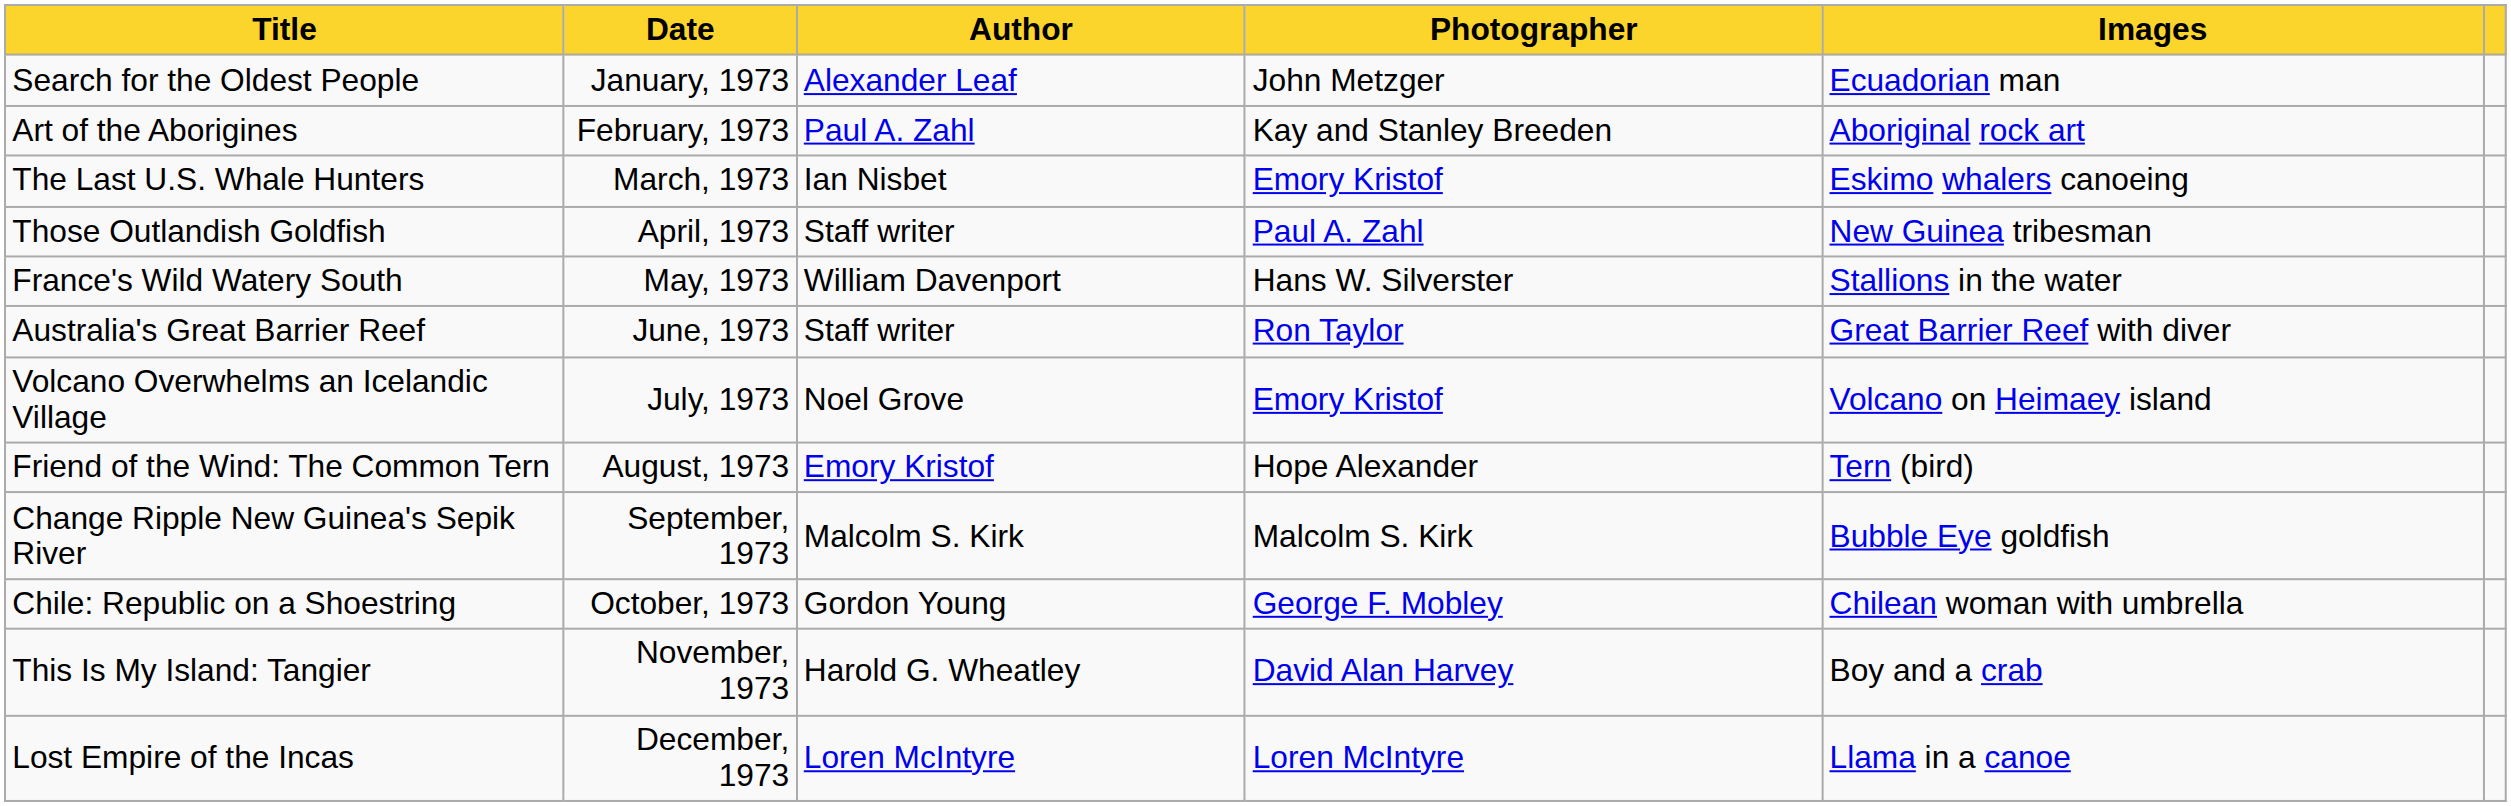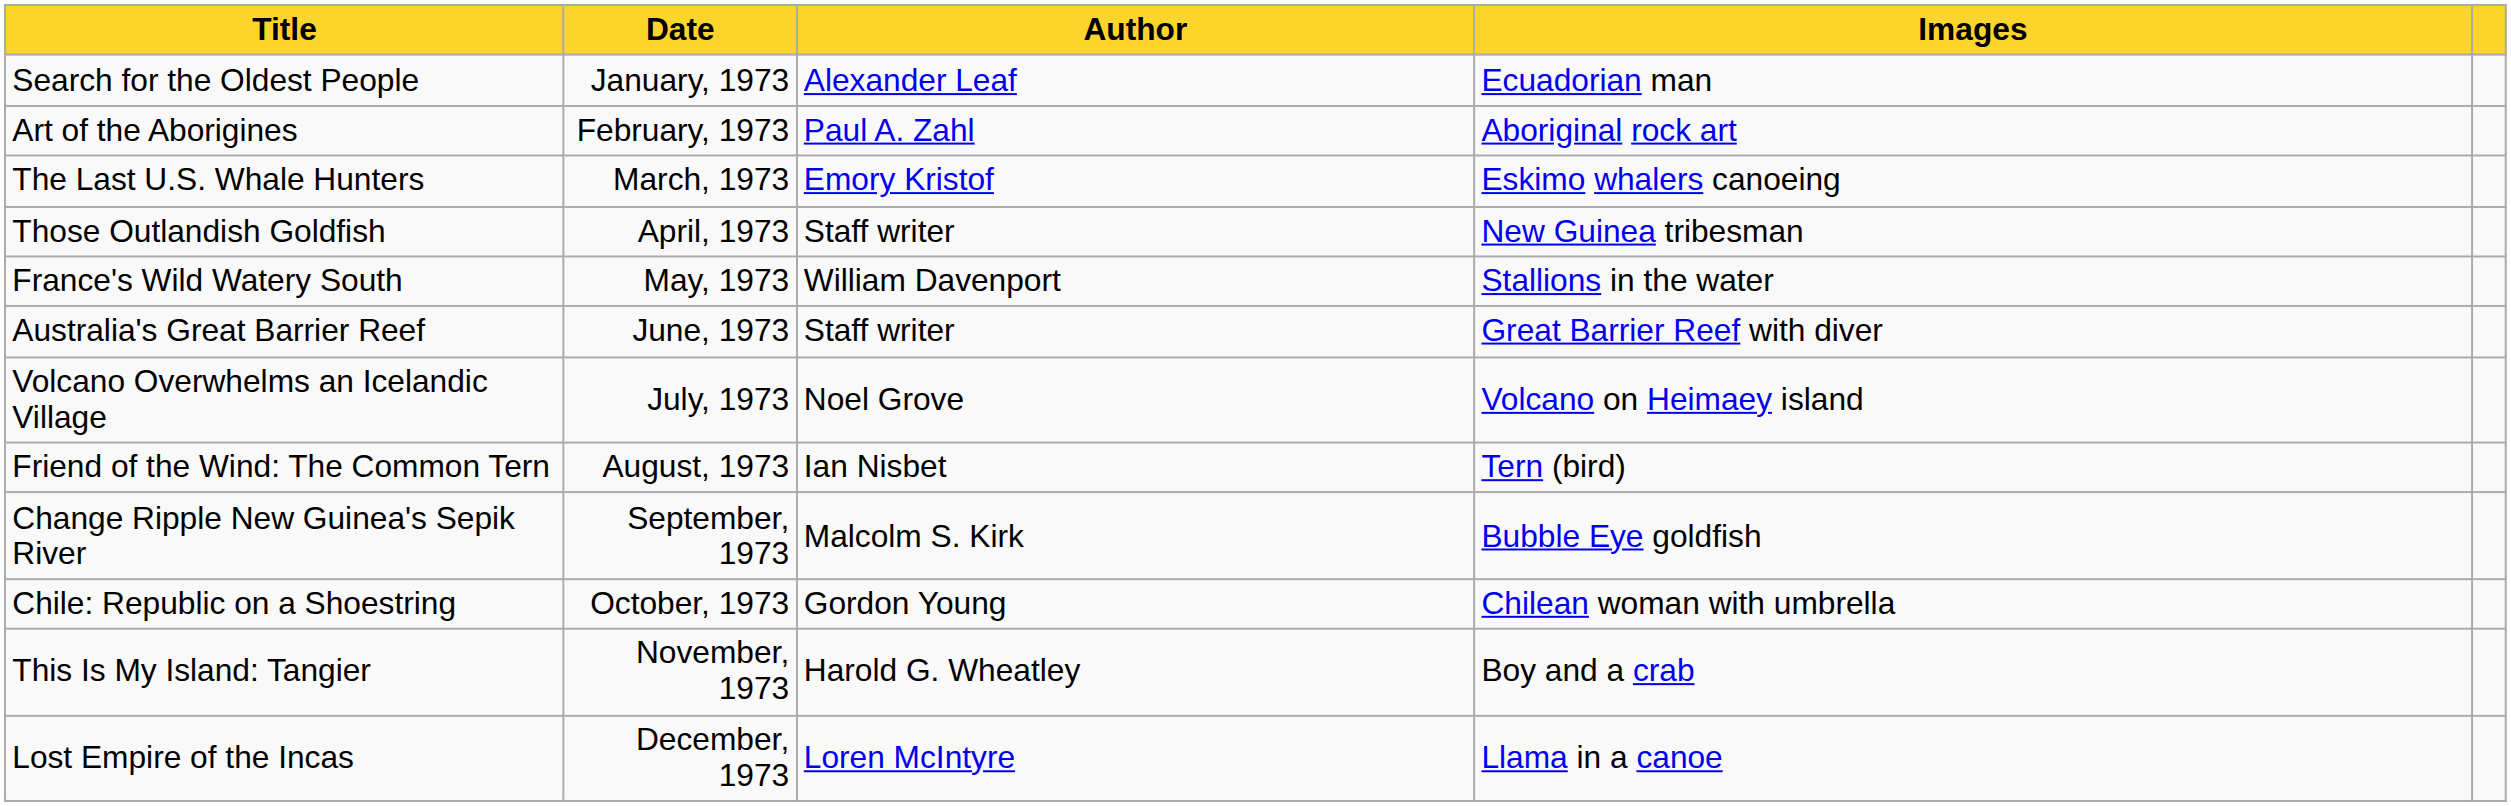- column: (1534, 29)
(875, 180) Ian Nisbet -> (899, 180) Emory Kristof
(899, 467) Emory Kristof -> (875, 467) Ian Nisbet
